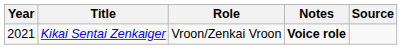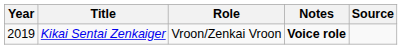(21, 34) 2021 -> (21, 34) 2019
